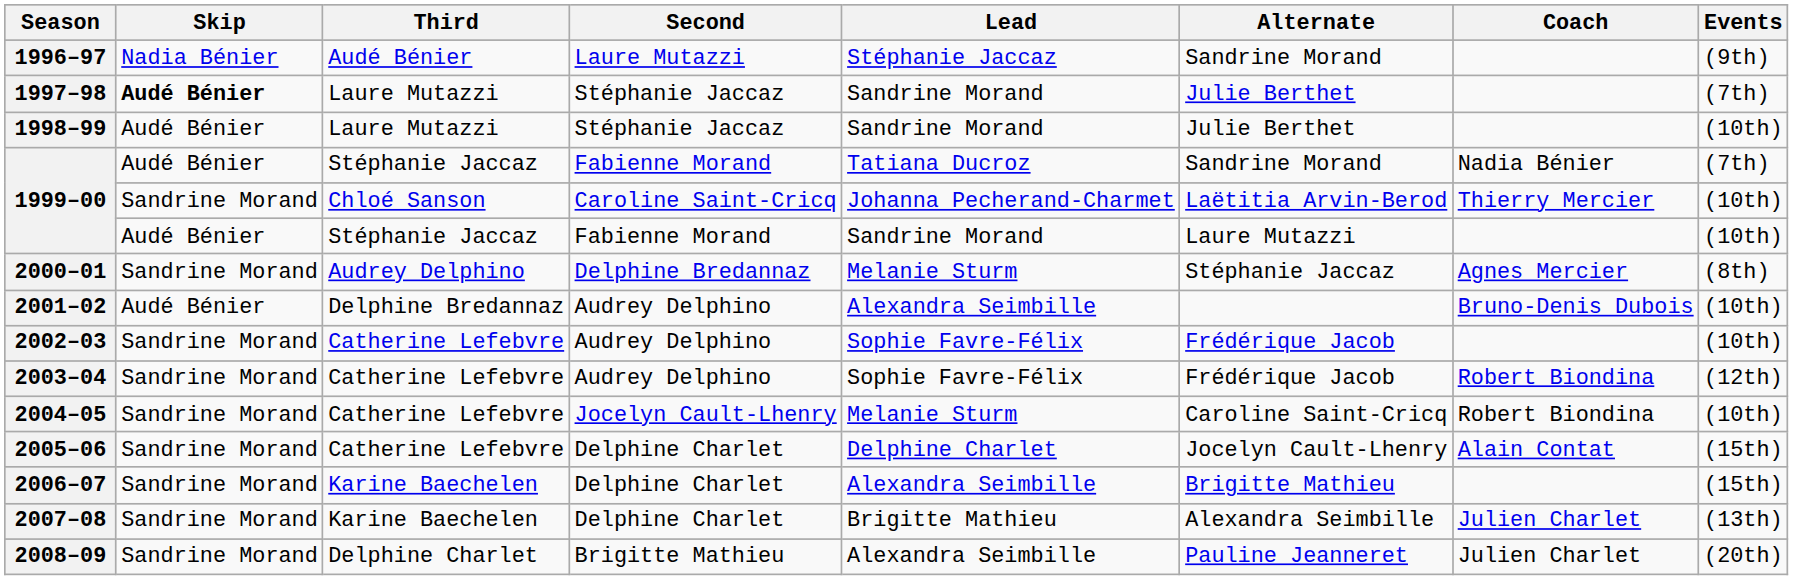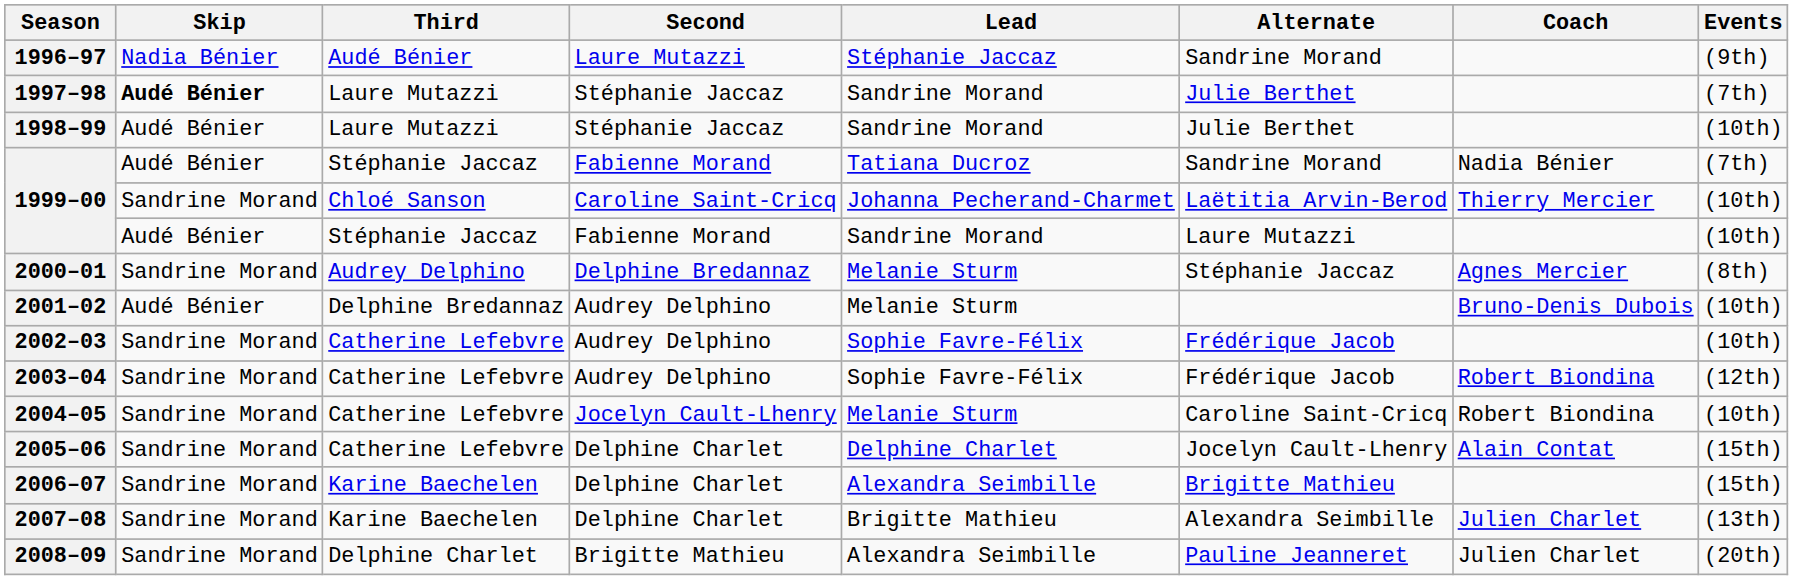(972, 307) Alexandra Seimbille -> (932, 307) Melanie Sturm
